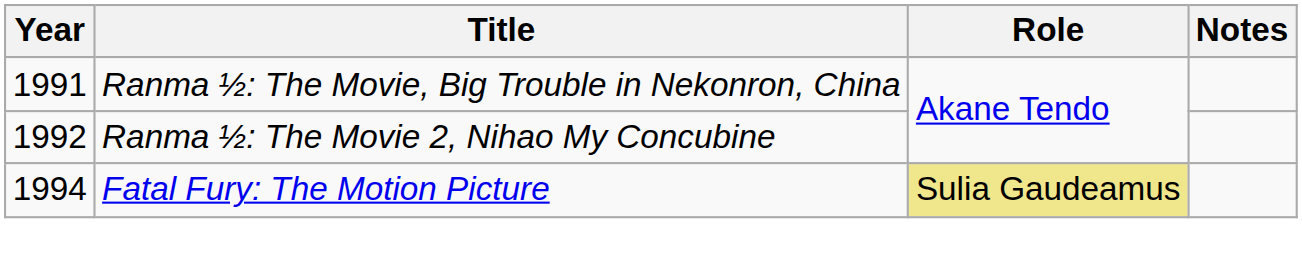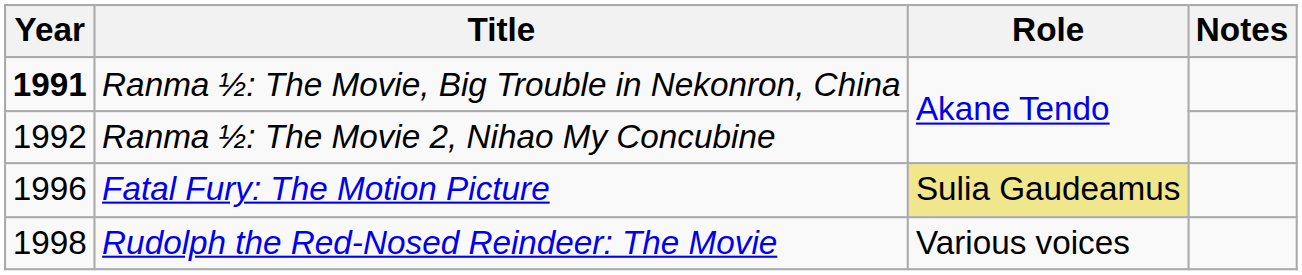(50, 83) normal -> (50, 83) bold
(50, 189) 1994 -> (50, 189) 1996
+ row: (440, 242)
